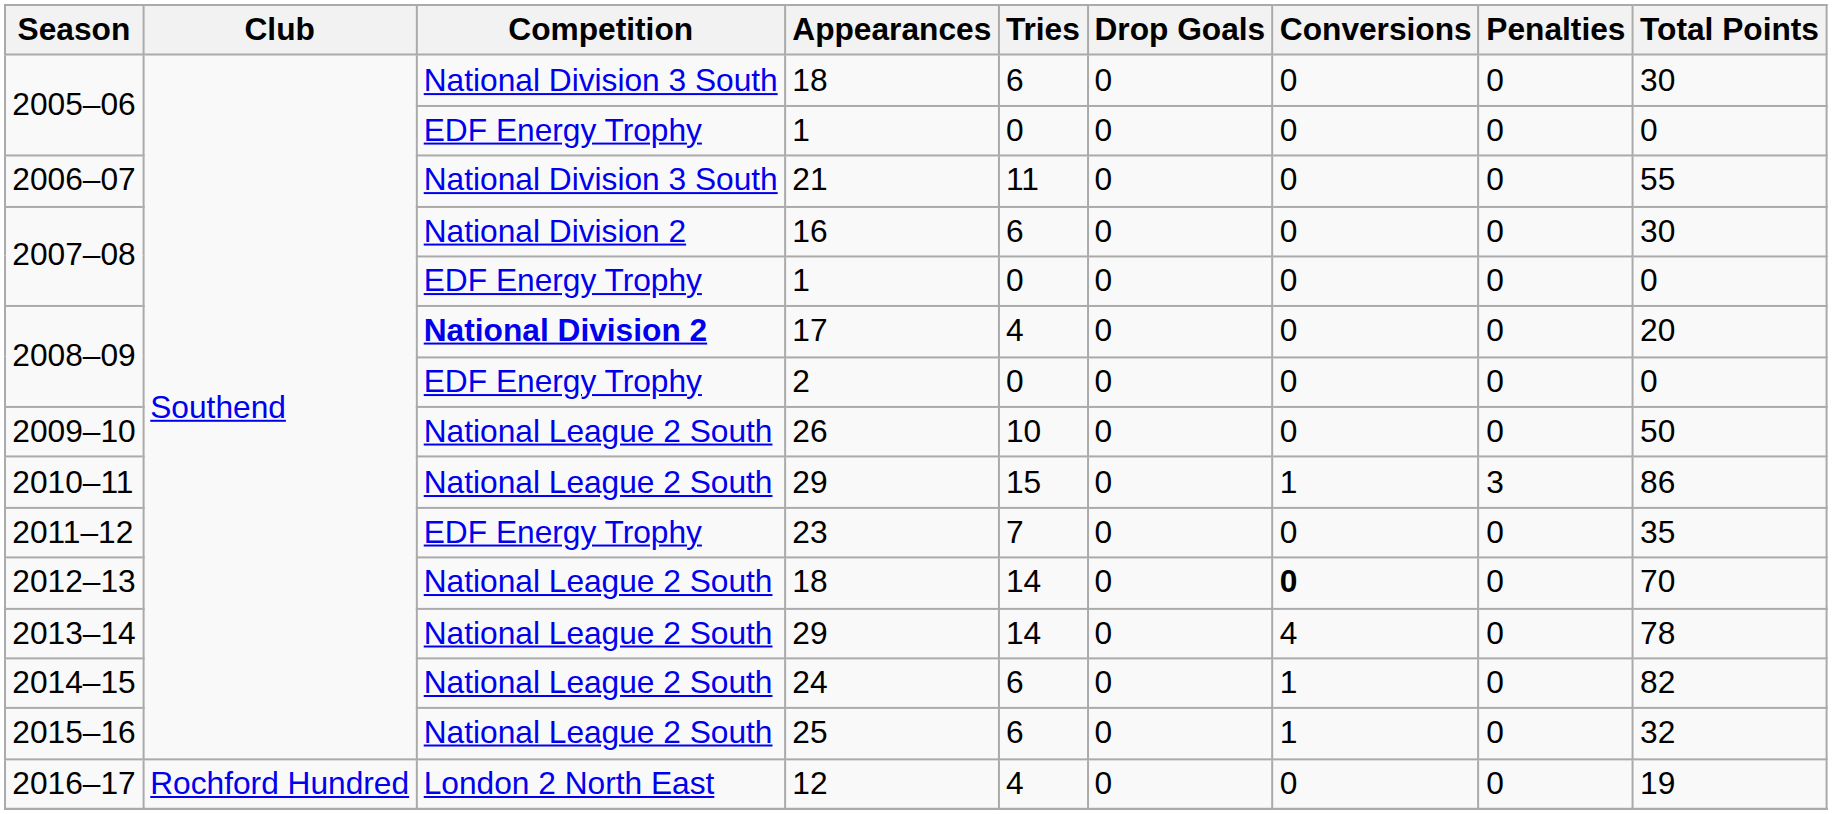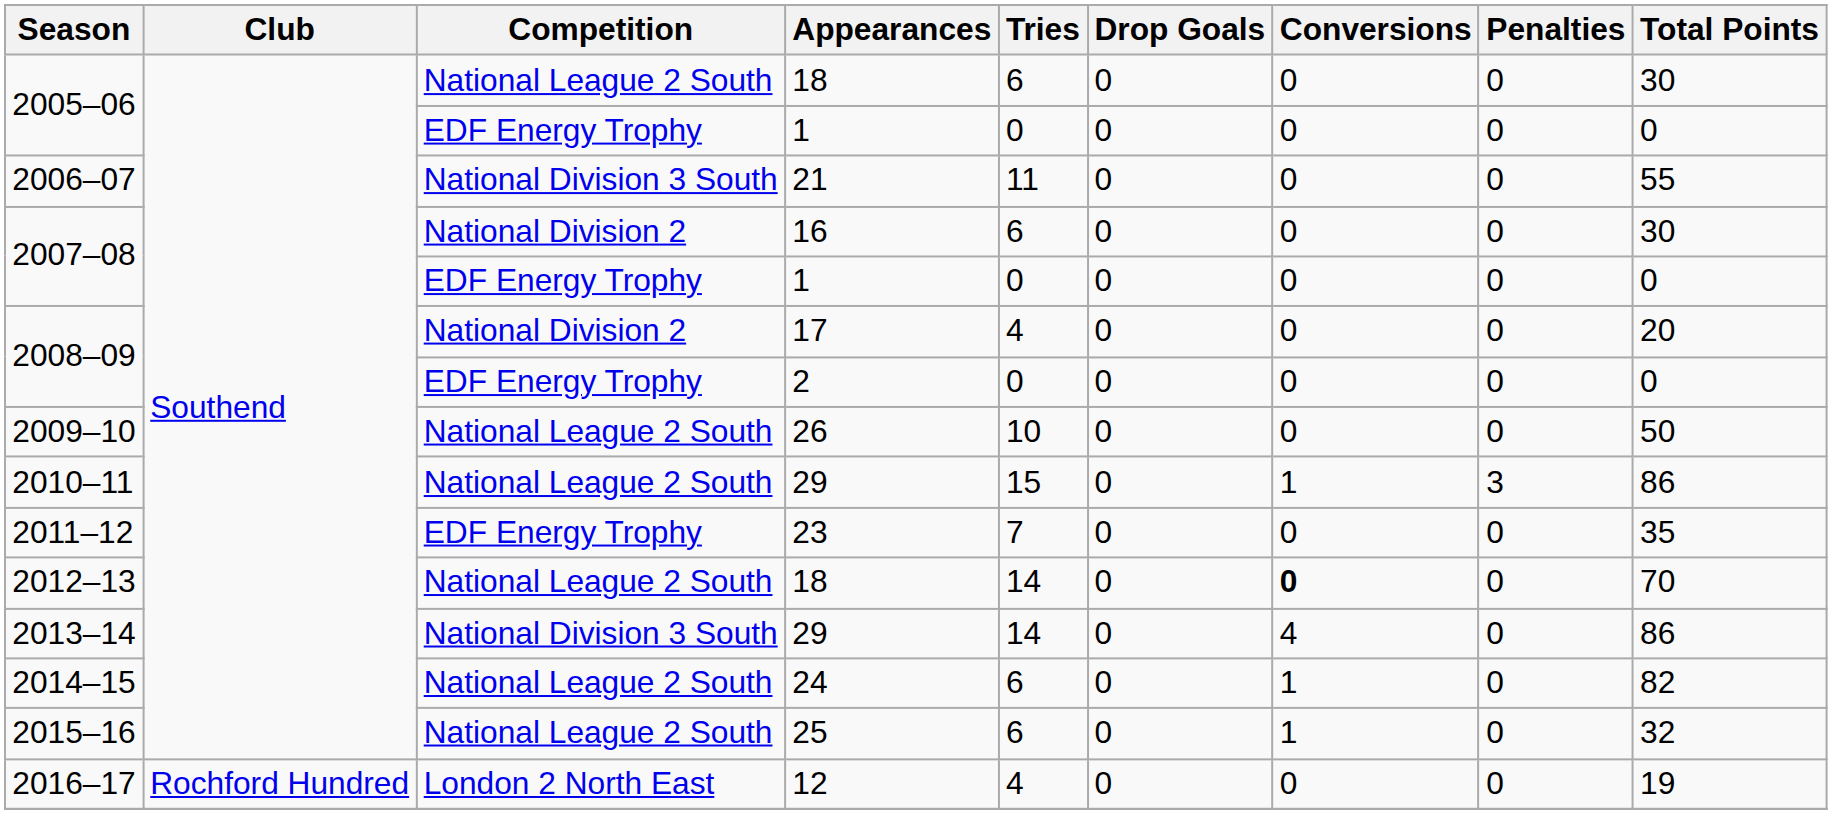(601, 79) National Division 3 South -> (598, 79) National League 2 South
(565, 331) bold -> (555, 331) normal
(598, 632) National League 2 South -> (601, 632) National Division 3 South
(1658, 632) 78 -> (1658, 632) 86
